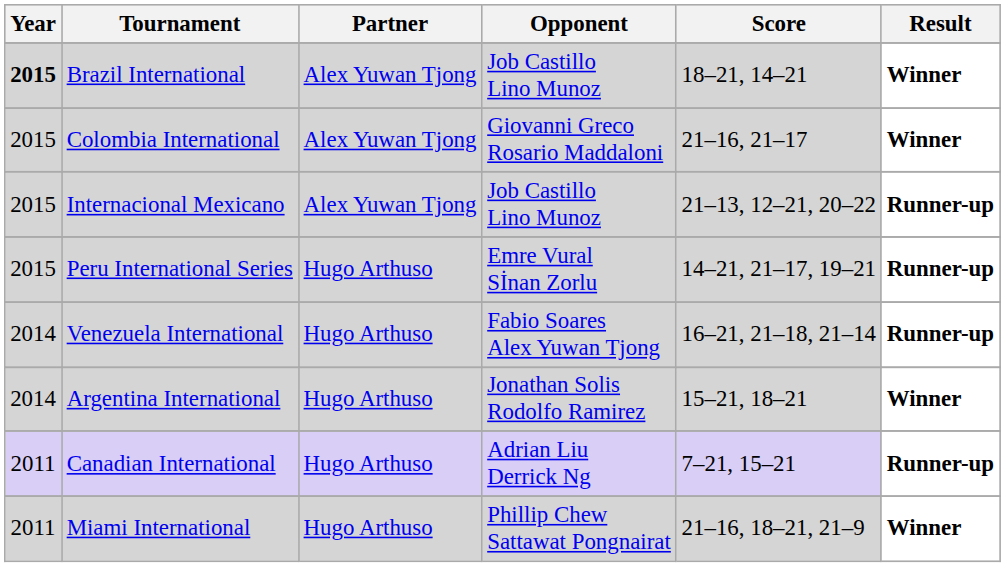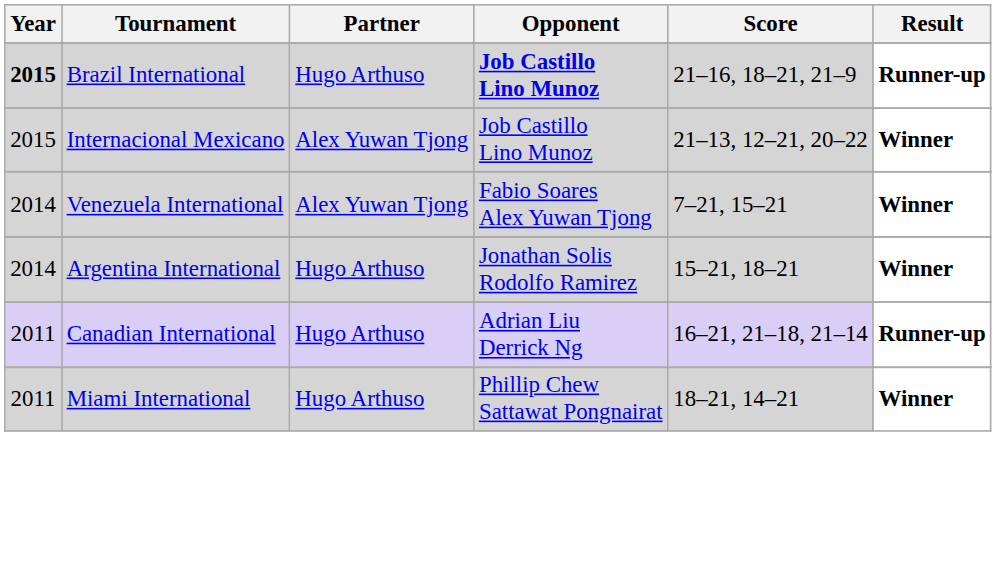(390, 75) Alex Yuwan Tjong -> (360, 75) Hugo Arthuso
(544, 75) normal -> (539, 75) bold
(744, 75) 18–21, 14–21 -> (765, 75) 21–16, 18–21, 21–9
(924, 75) Winner -> (932, 75) Runner-up
- row: (173, 139)
(940, 204) Runner-up -> (916, 139) Winner
- row: (180, 269)
(368, 334) Hugo Arthuso -> (382, 204) Alex Yuwan Tjong
(779, 334) 16–21, 21–18, 21–14 -> (730, 204) 7–21, 15–21
(940, 334) Runner-up -> (916, 204) Winner
(739, 463) 7–21, 15–21 -> (771, 334) 16–21, 21–18, 21–14
(773, 528) 21–16, 18–21, 21–9 -> (736, 399) 18–21, 14–21
